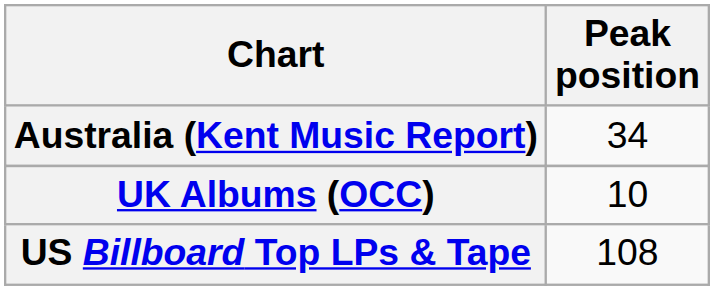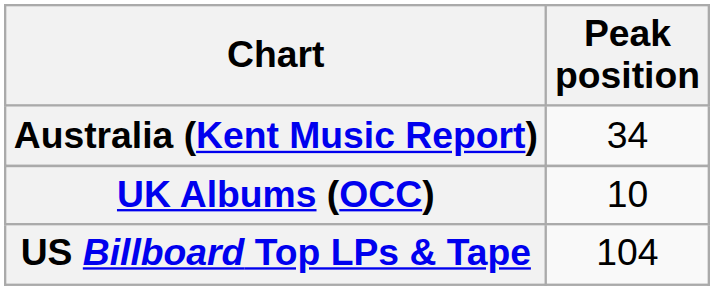(627, 253) 108 -> (627, 253) 104
